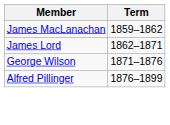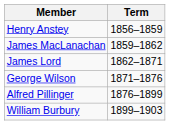+ row: (38, 29)
+ row: (43, 111)
